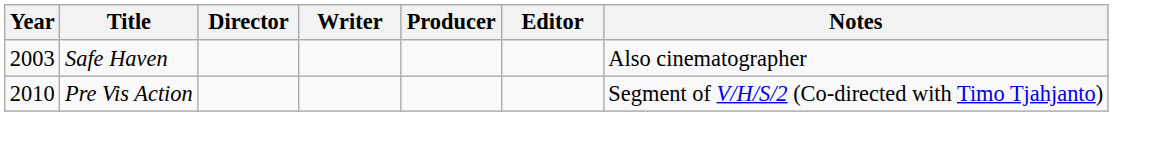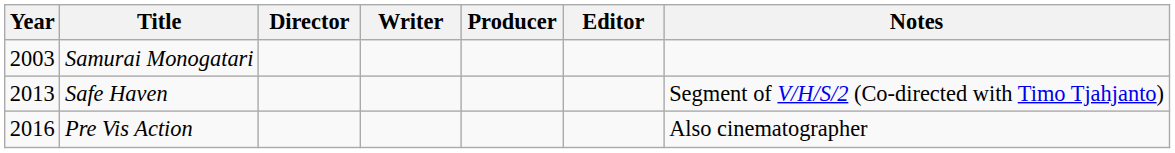+ row: (159, 57)
(32, 57) 2003 -> (32, 93) 2013
(708, 57) Also cinematographer -> (917, 93) Segment of V/H/S/2 (Co-directed with Timo Tjahjanto)
(32, 93) 2010 -> (32, 128) 2016
(856, 93) Segment of V/H/S/2 (Co-directed with Timo Tjahjanto) -> (768, 128) Also cinematographer
